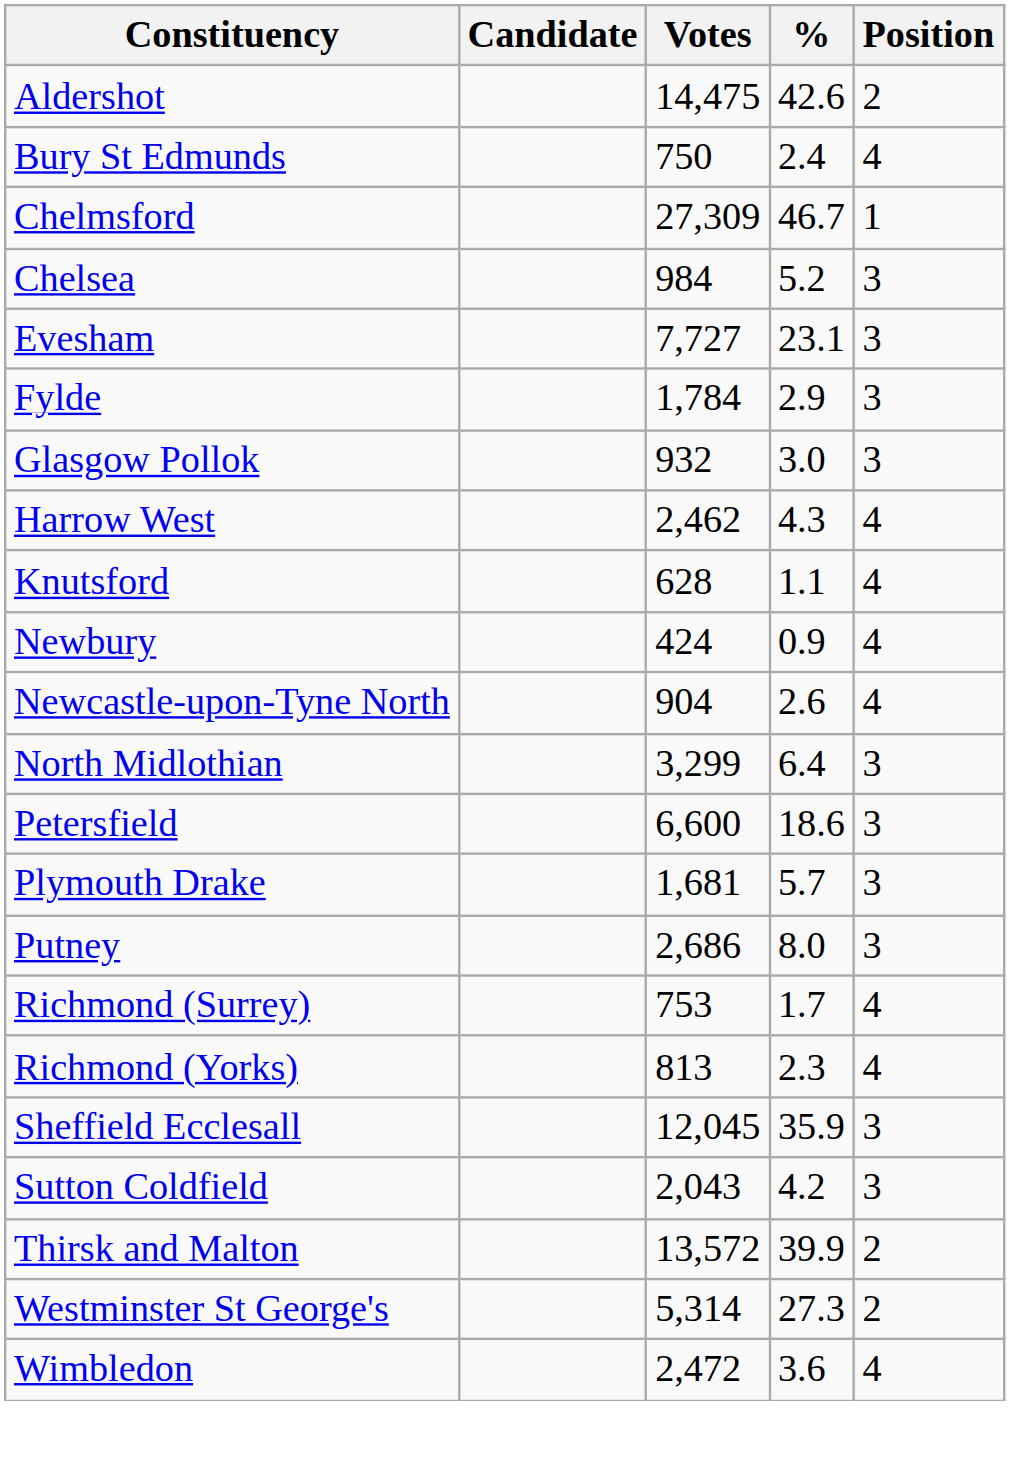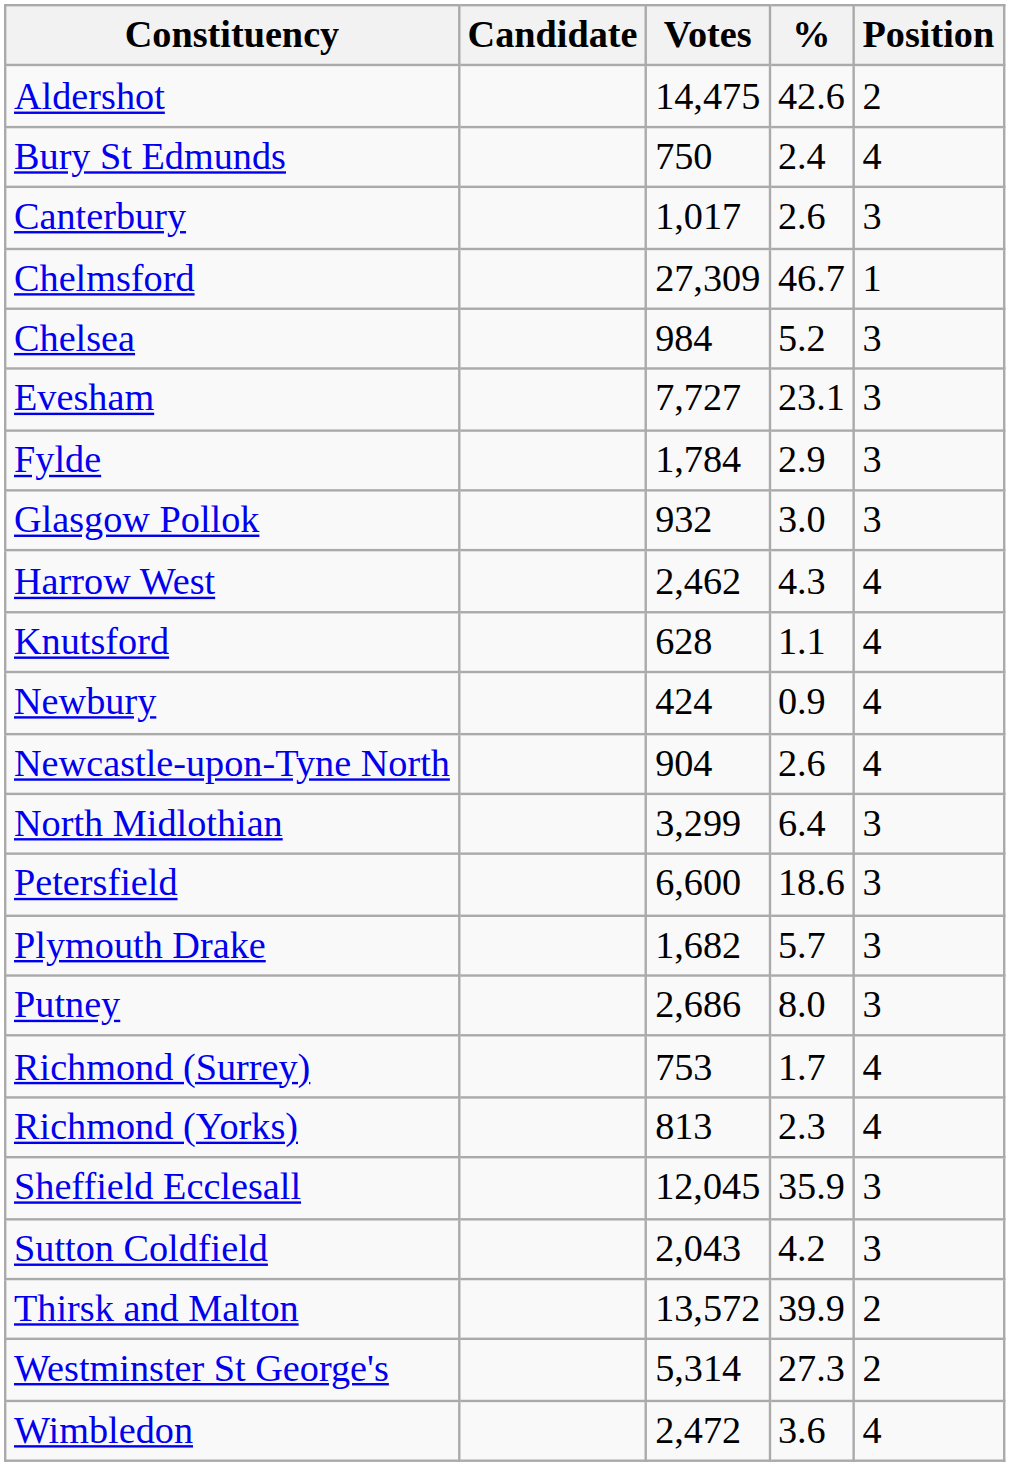+ row: (100, 216)
(698, 883) 1,681 -> (698, 944) 1,682
